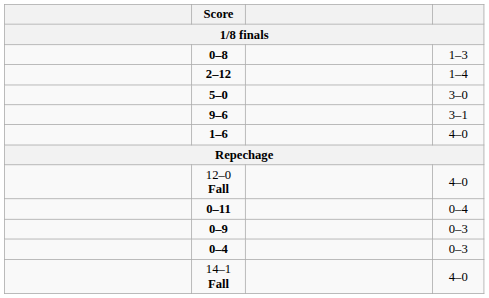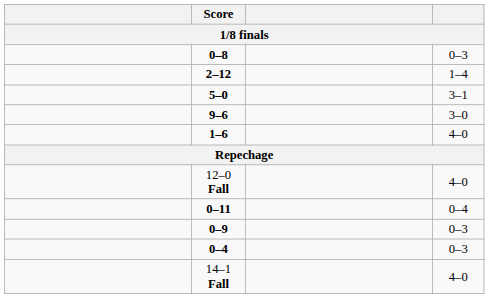(458, 54) 1–3 -> (458, 54) 0–3
(458, 94) 3–0 -> (458, 94) 3–1
(458, 114) 3–1 -> (458, 114) 3–0
